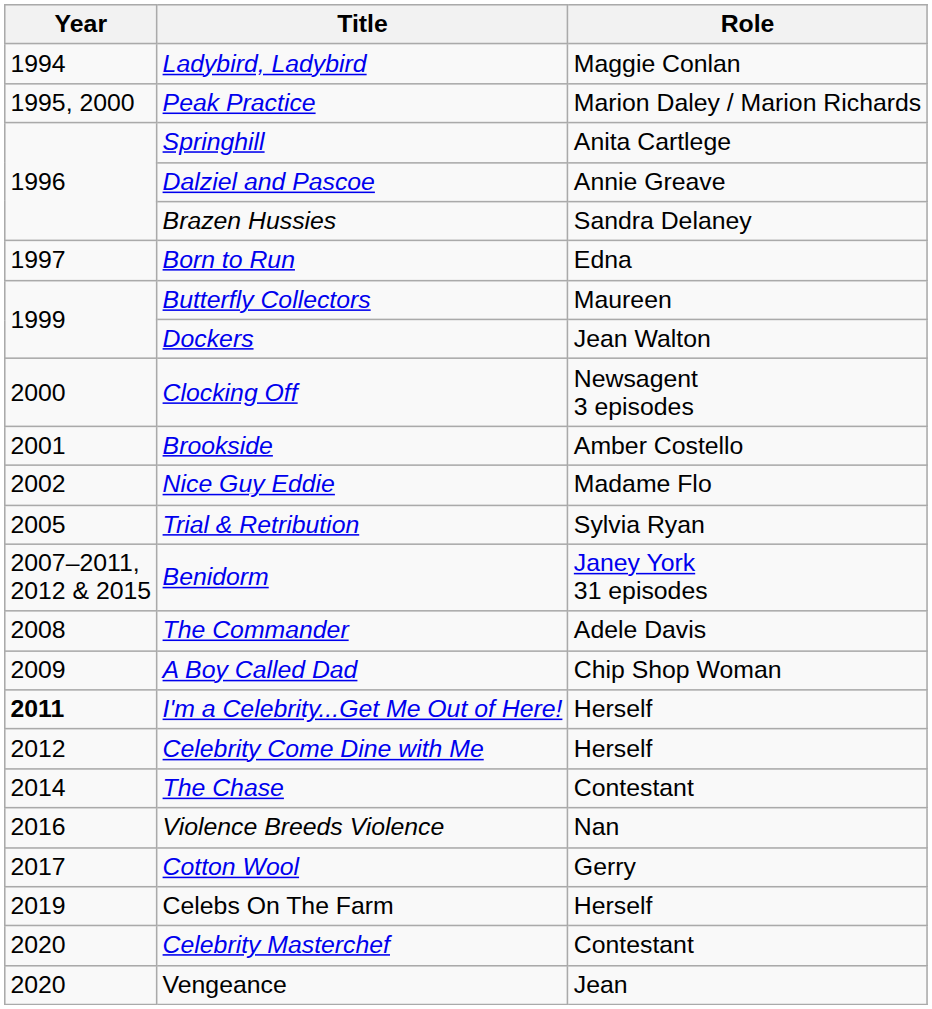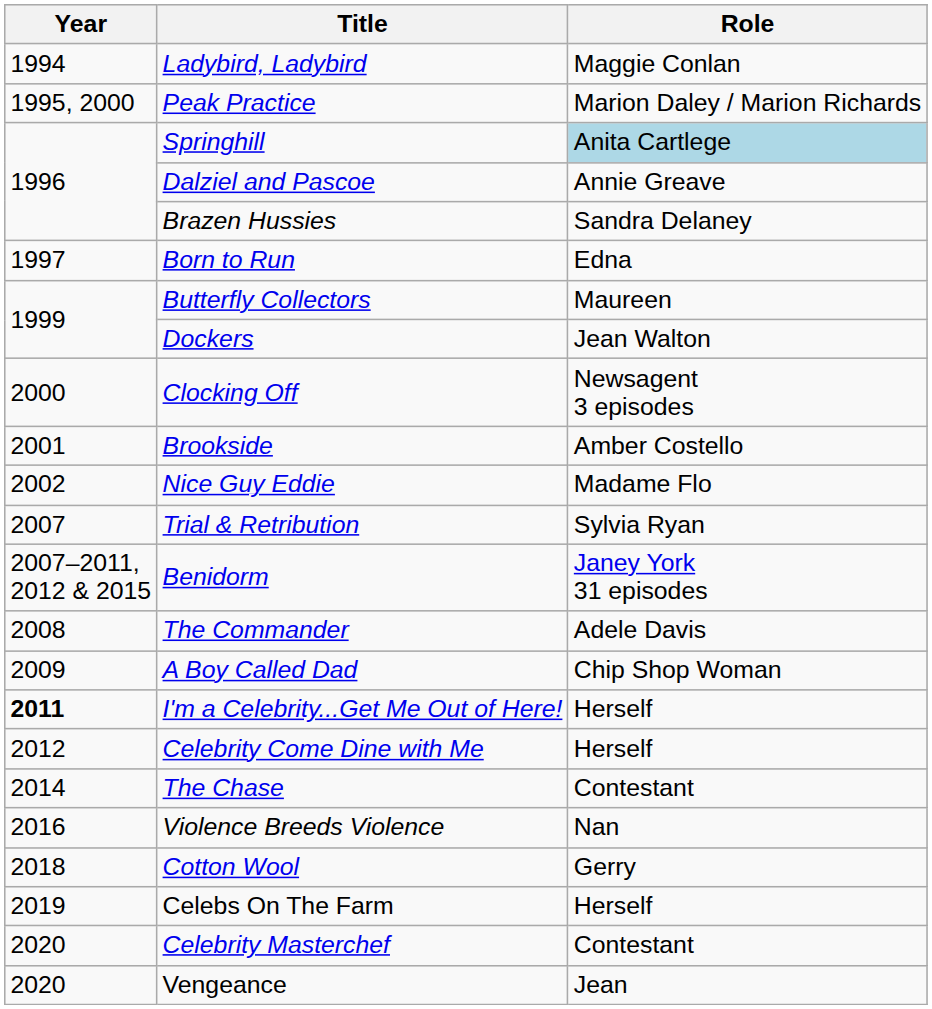(652, 142) no background -> (652, 142) lightblue background
(38, 524) 2005 -> (38, 524) 2007
(38, 866) 2017 -> (38, 866) 2018
